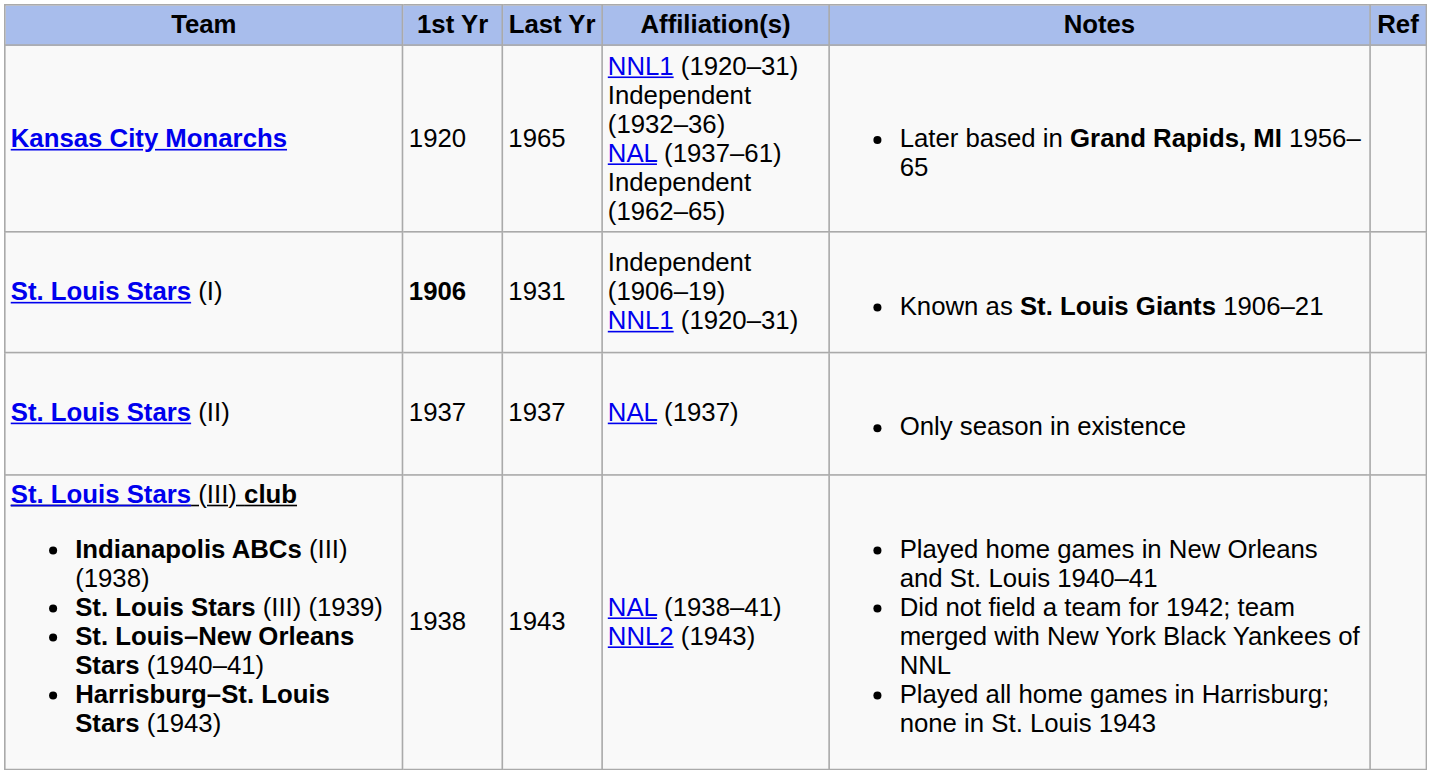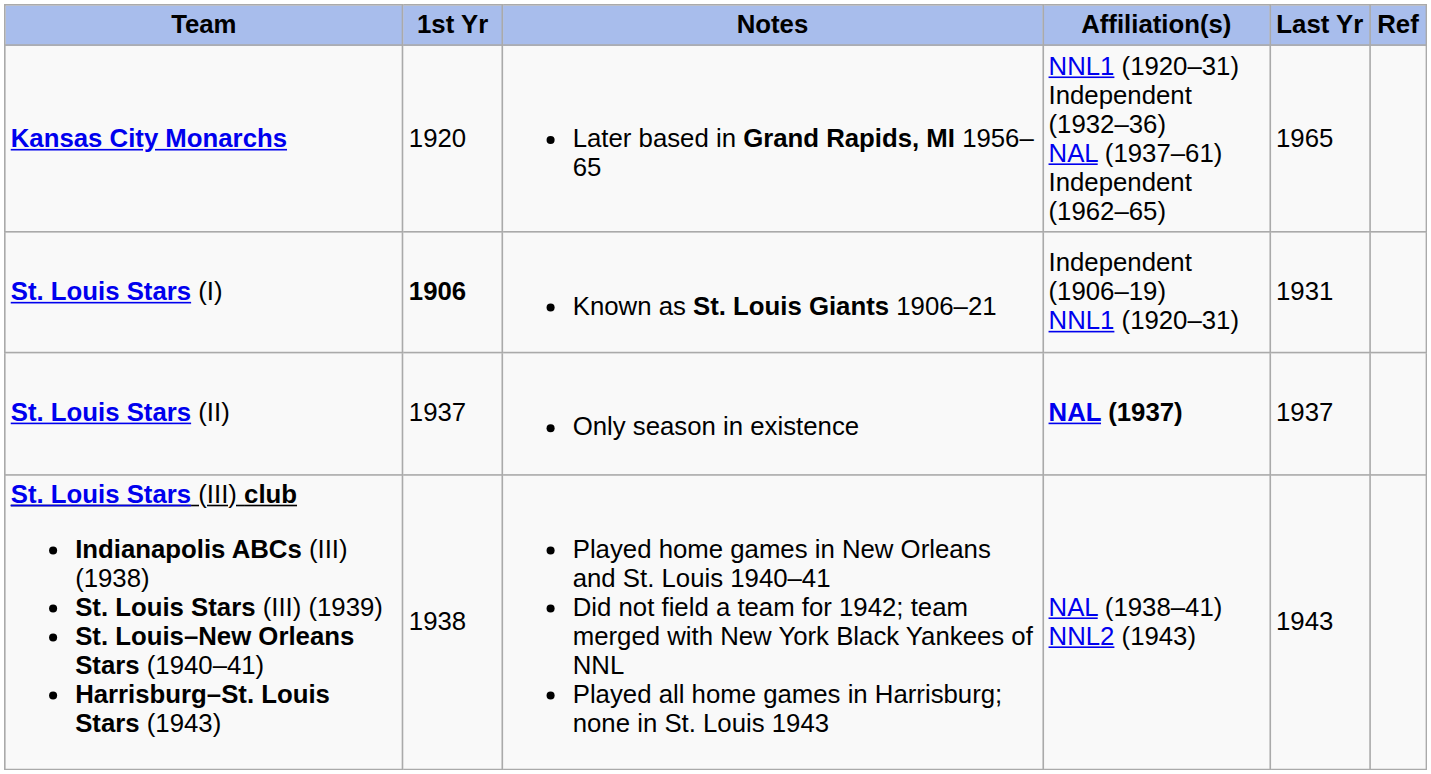columns swapped: (552, 24) <-> (1099, 24)
(673, 413) normal -> (1116, 413) bold
